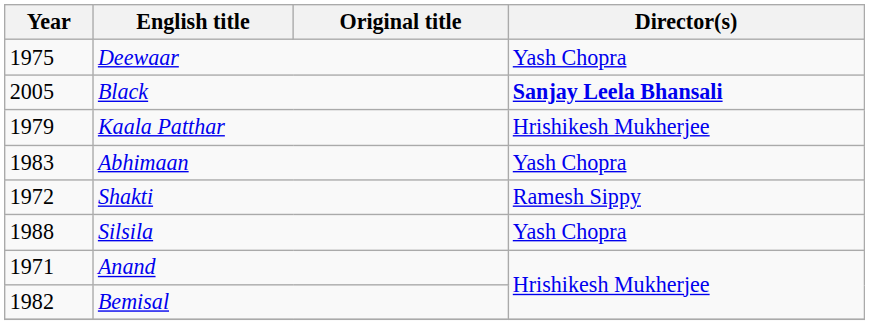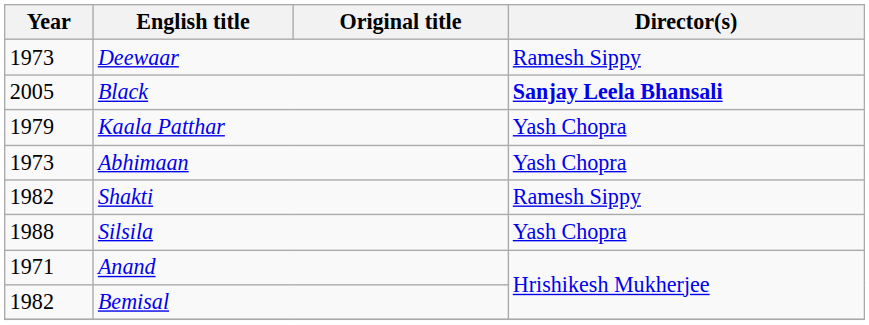(32, 57) 1975 -> (32, 57) 1973
(570, 57) Yash Chopra -> (577, 57) Ramesh Sippy
(611, 127) Hrishikesh Mukherjee -> (570, 127) Yash Chopra
(32, 162) 1983 -> (32, 162) 1973
(32, 197) 1972 -> (32, 197) 1982
